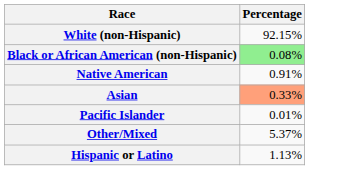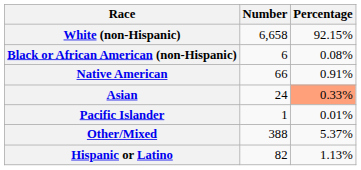+ column: (265, 14)
(286, 54) lightgreen background -> (336, 54) no background
